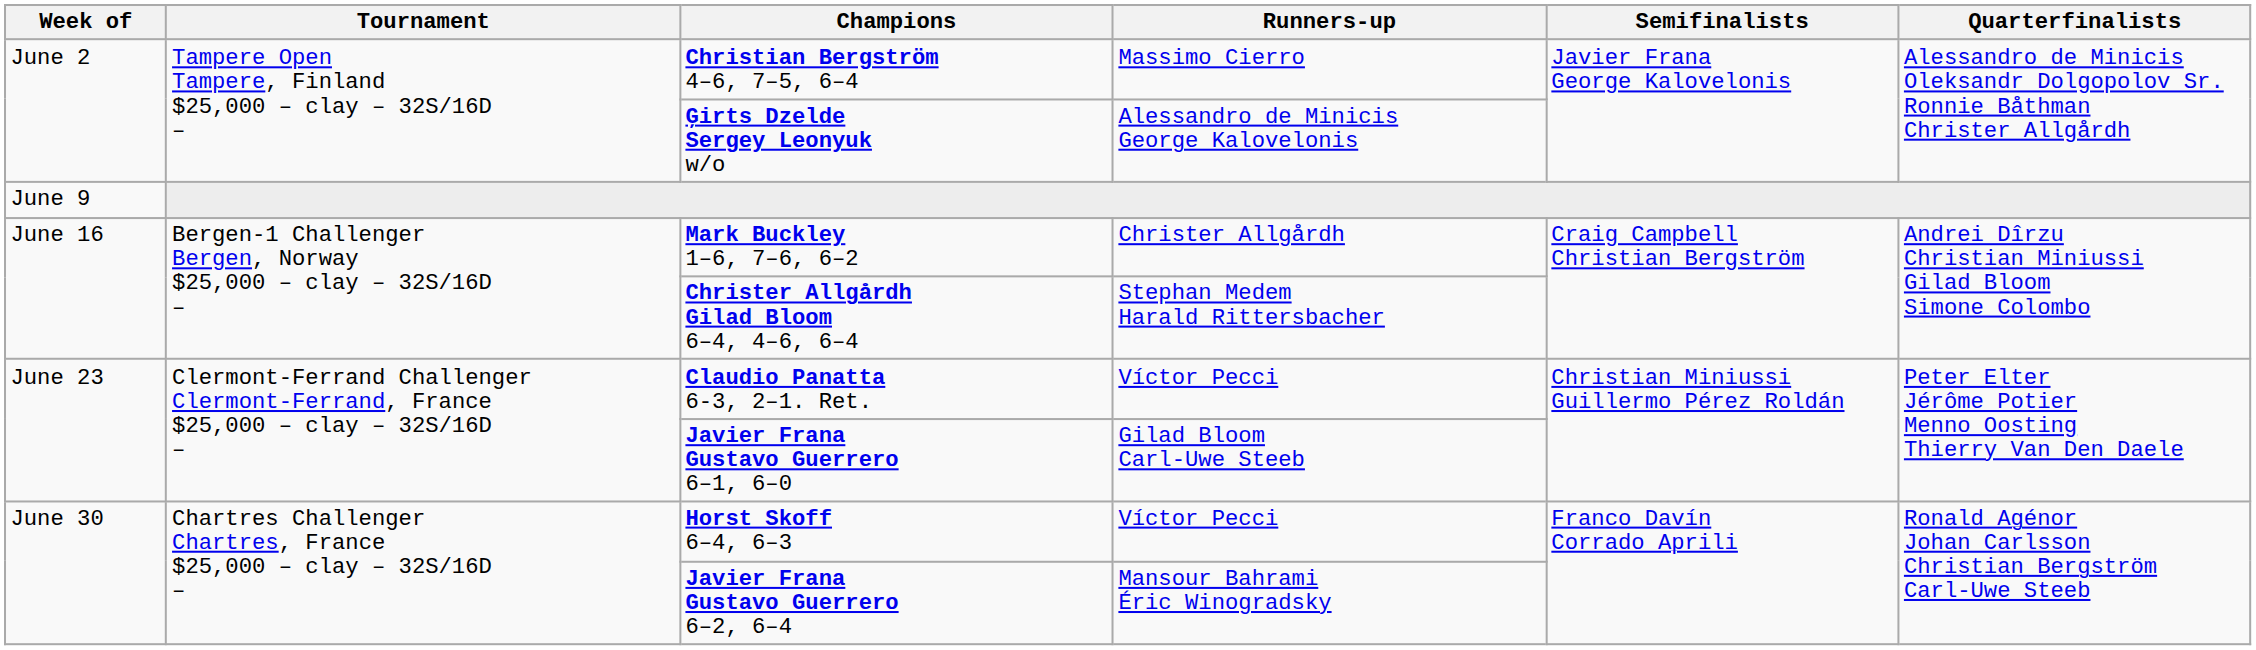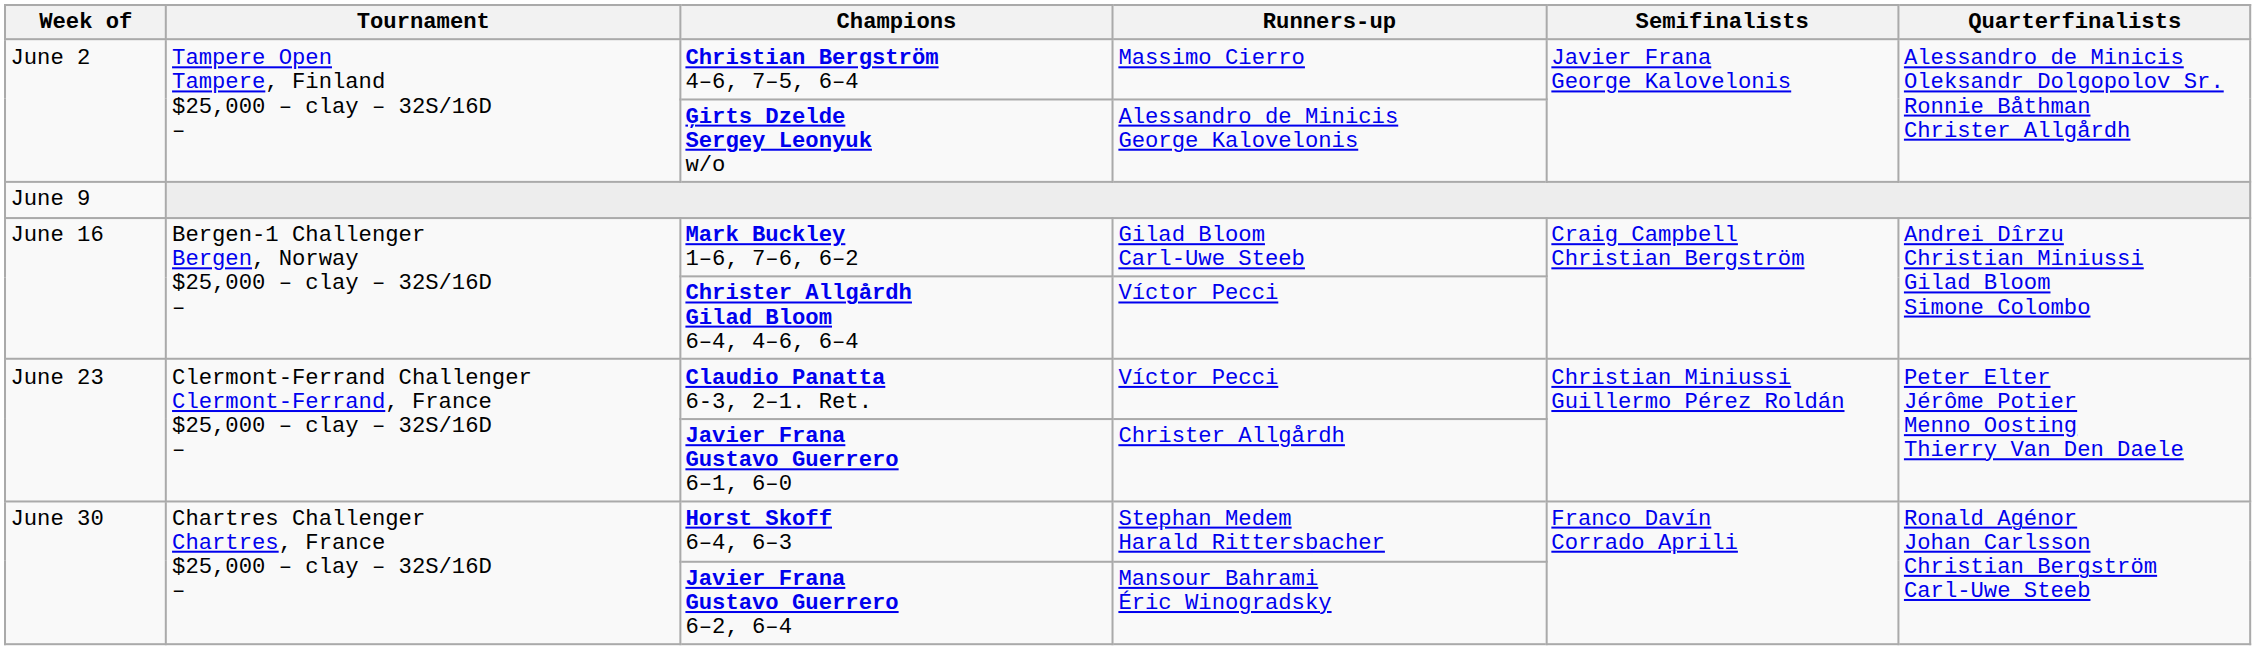(1232, 235) Christer Allgårdh -> (1212, 247) Gilad Bloom Carl-Uwe Steeb
(1252, 306) Stephan Medem Harald Rittersbacher -> (1198, 294) Víctor Pecci
(1212, 448) Gilad Bloom Carl-Uwe Steeb -> (1232, 436) Christer Allgårdh
(1198, 520) Víctor Pecci -> (1252, 532) Stephan Medem Harald Rittersbacher
